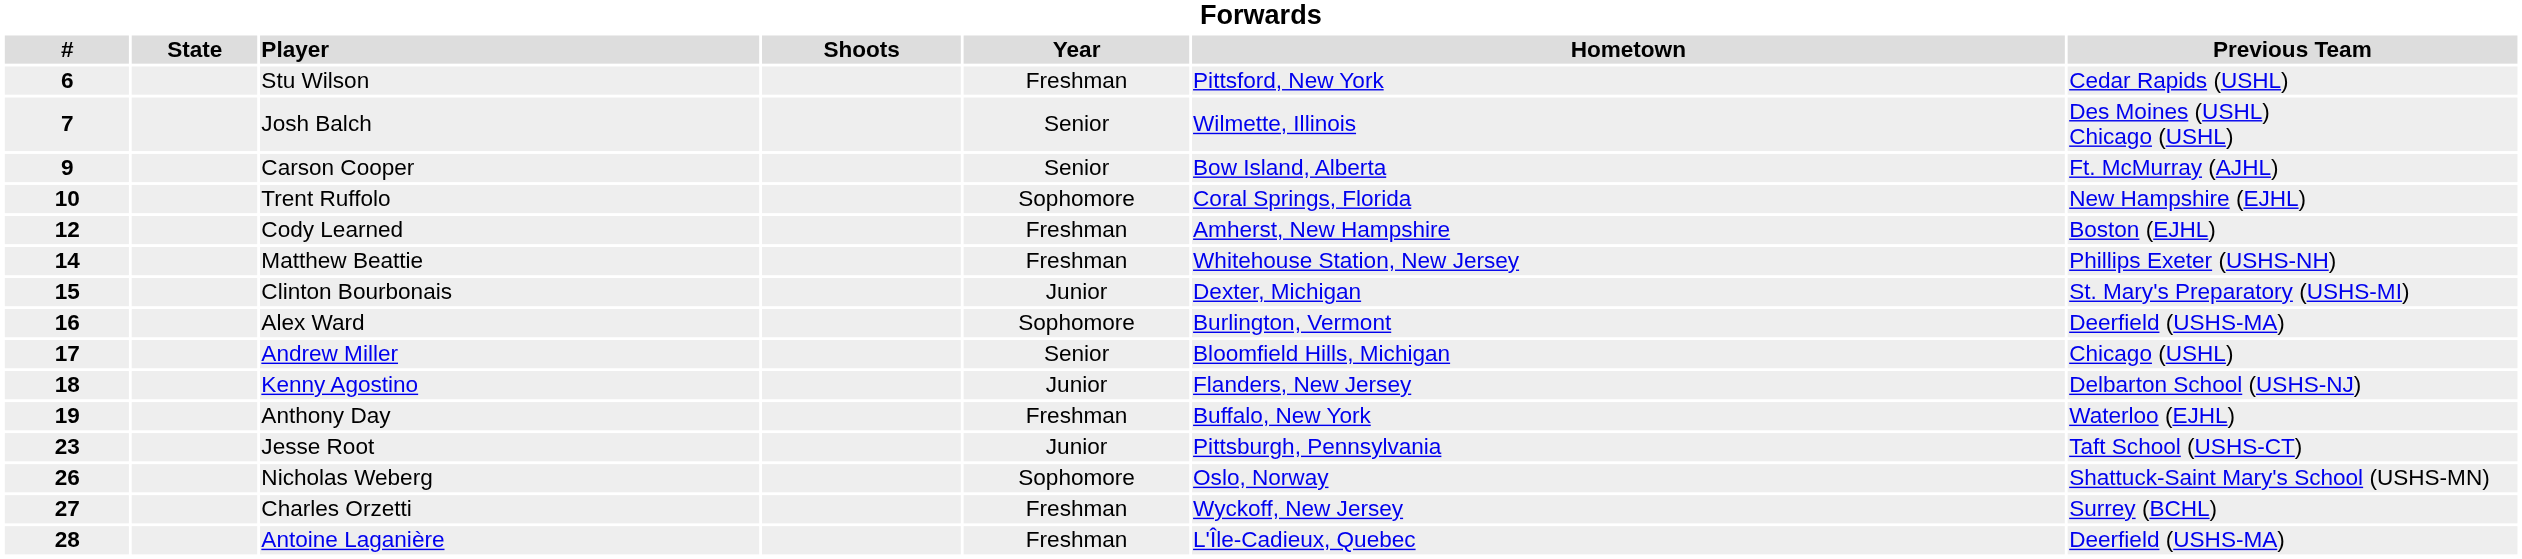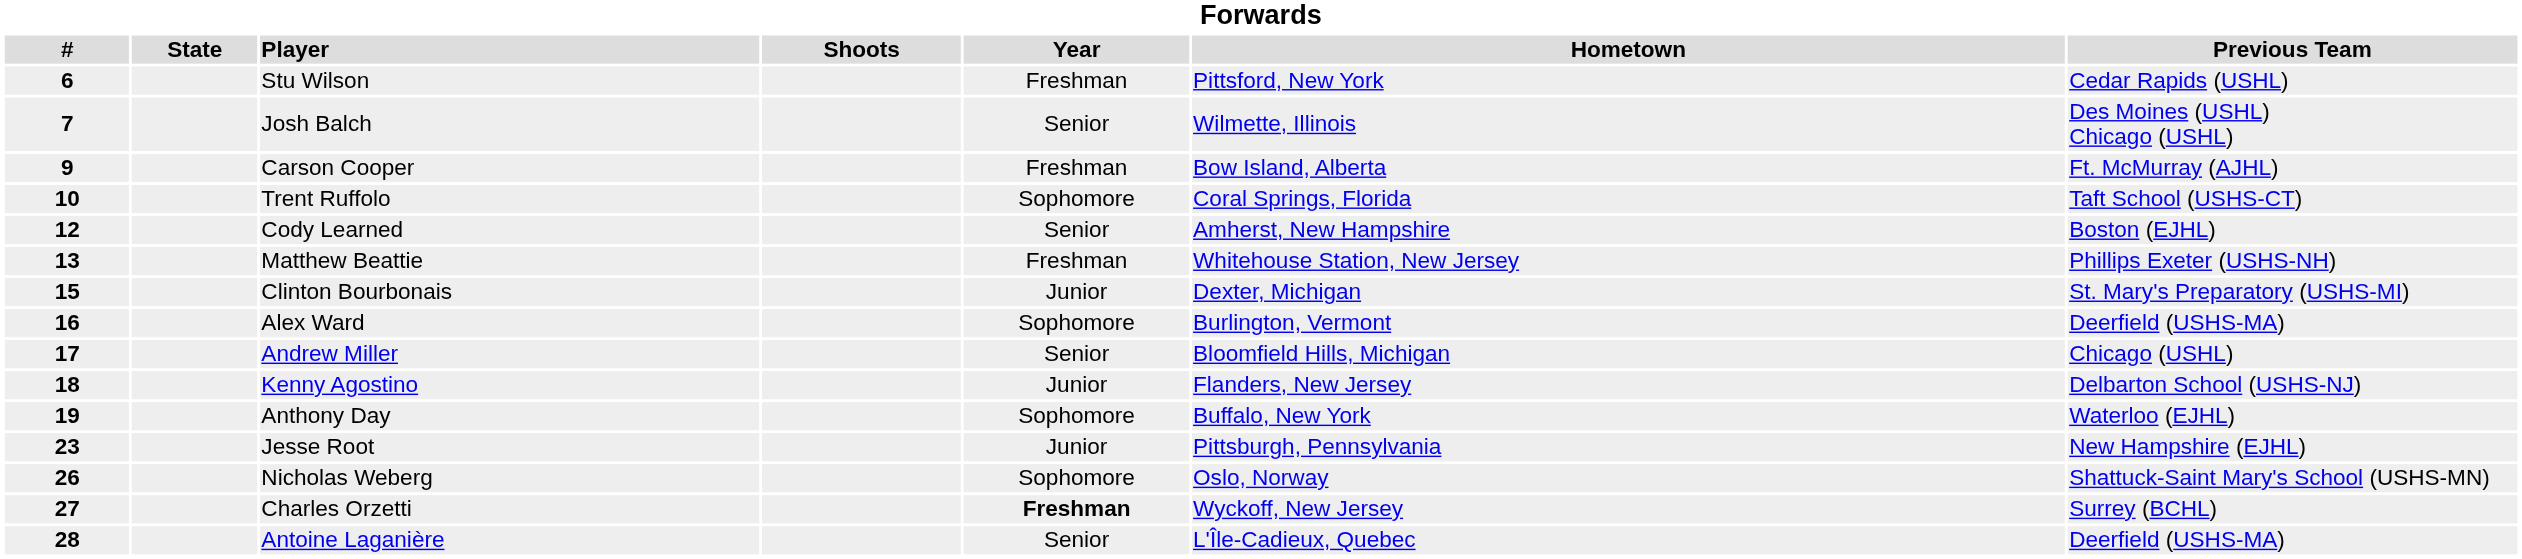(1077, 167) Senior -> (1077, 167) Freshman
(2188, 198) New Hampshire (EJHL) -> (2186, 198) Taft School (USHS-CT)
(1077, 229) Freshman -> (1077, 229) Senior
(67, 260) 14 -> (67, 260) 13
(1077, 415) Freshman -> (1077, 415) Sophomore
(2186, 446) Taft School (USHS-CT) -> (2188, 446) New Hampshire (EJHL)
(1077, 509) normal -> (1077, 509) bold
(1077, 540) Freshman -> (1077, 540) Senior
